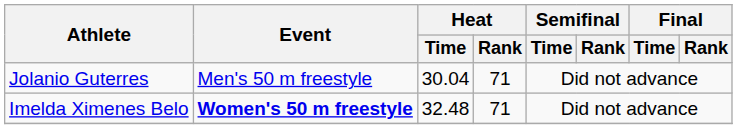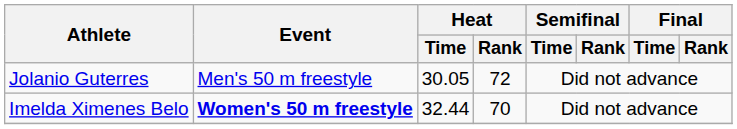(446, 78) 30.04 -> (446, 78) 30.05
(500, 78) 71 -> (500, 78) 72
(446, 108) 32.48 -> (446, 108) 32.44
(500, 108) 71 -> (500, 108) 70
